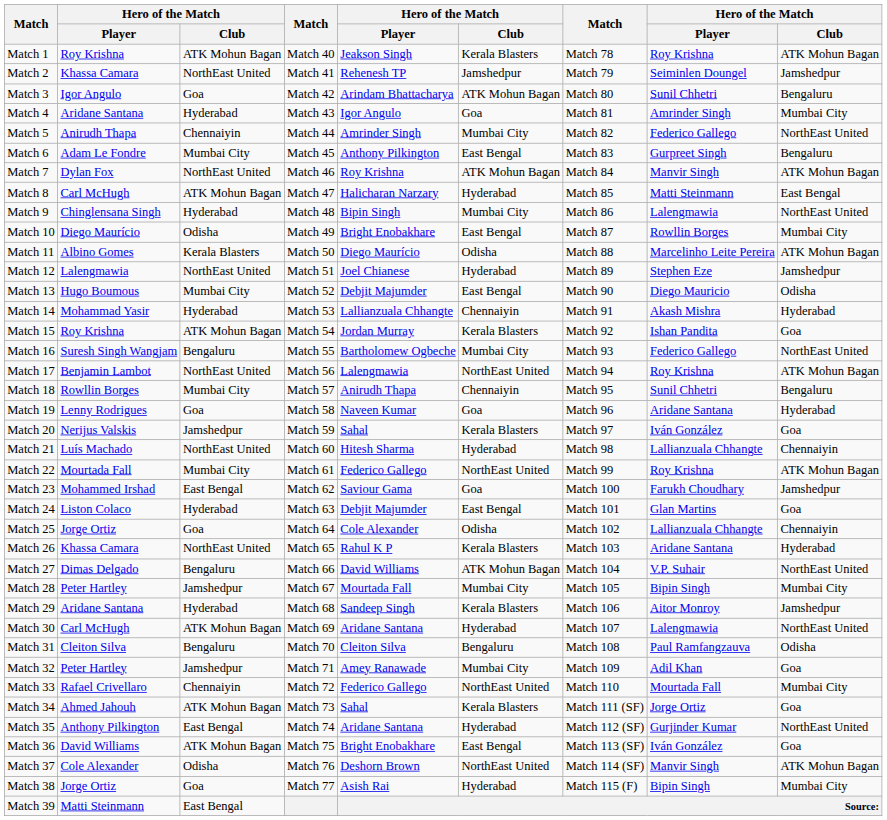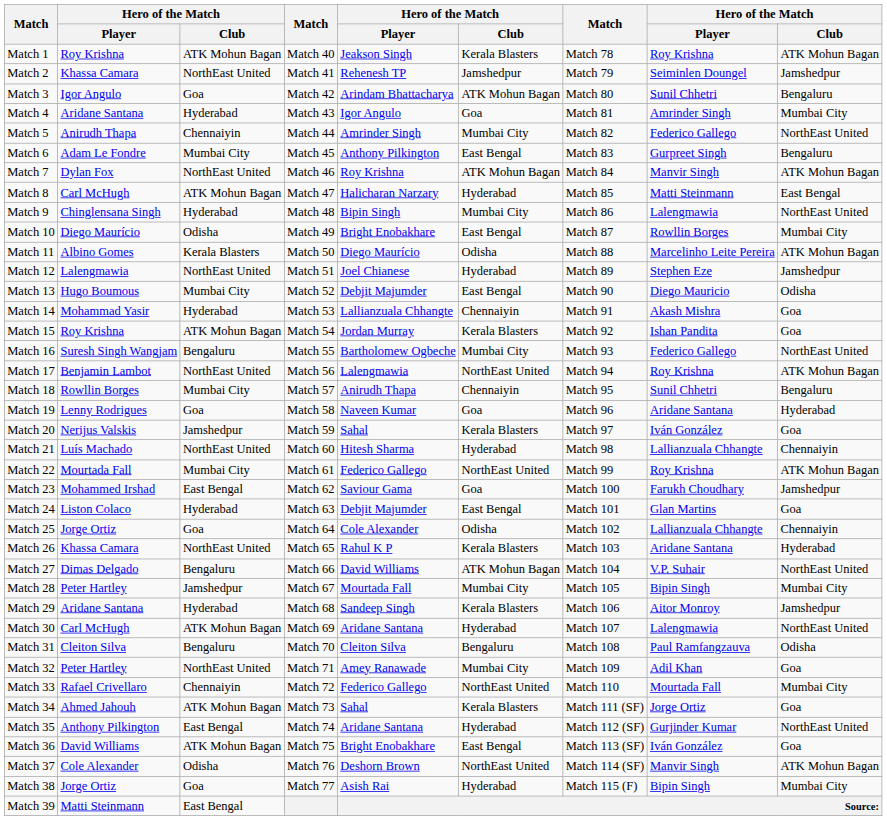(808, 311) Hyderabad -> (791, 311) Goa
(213, 667) Jamshedpur -> (227, 667) NorthEast United
